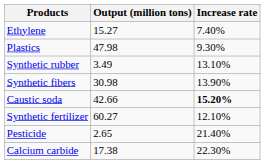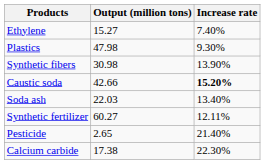- row: (43, 64)
+ row: (26, 99)
(213, 116) 12.10% -> (213, 116) 12.11%
